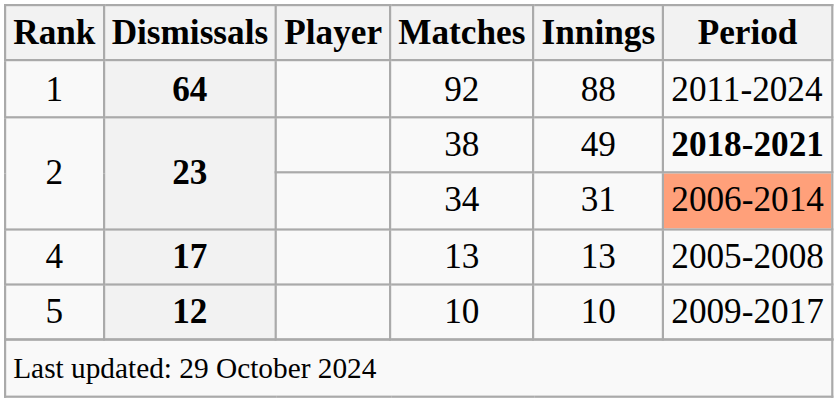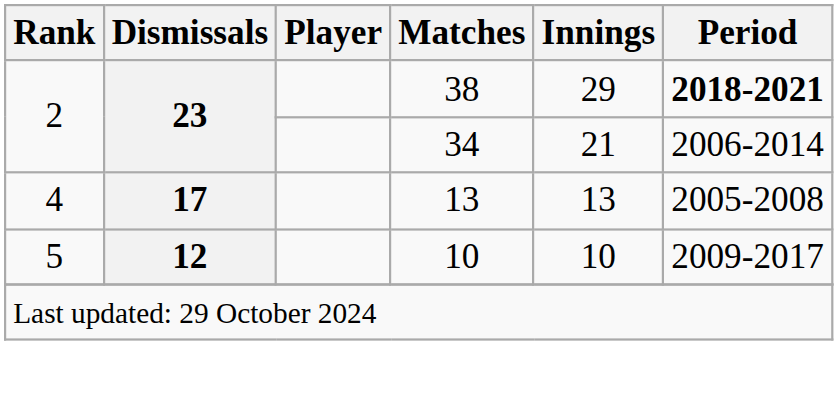- row: (462, 88)
(598, 144) 49 -> (598, 88) 29
(598, 199) 31 -> (598, 144) 21
(748, 199) lightsalmon background -> (748, 144) no background
